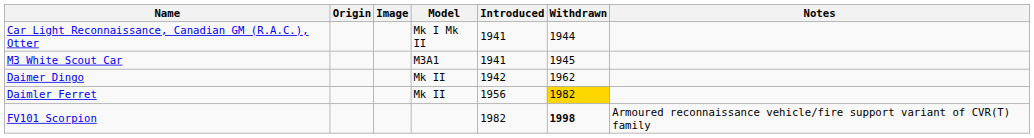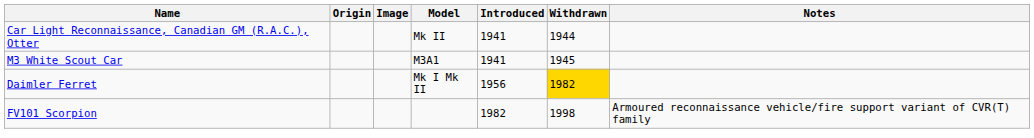(436, 37) Mk I Mk II -> (429, 37) Mk II
- row: (45, 78)
(429, 95) Mk II -> (436, 84) Mk I Mk II
(562, 118) bold -> (562, 113) normal
